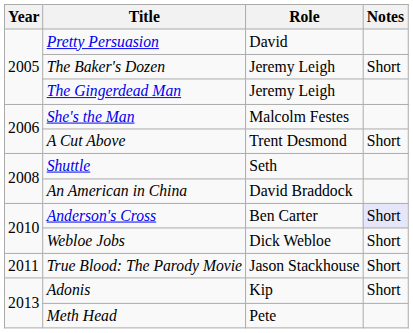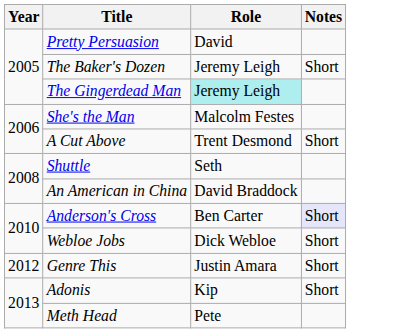(292, 91) no background -> (237, 91) paleturquoise background
- row: (144, 265)
+ row: (81, 265)
